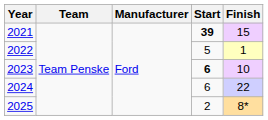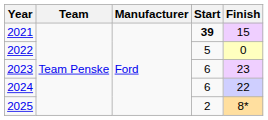(243, 51) 1 -> (243, 51) 0
(207, 69) bold -> (207, 69) normal
(243, 69) 10 -> (243, 69) 23
